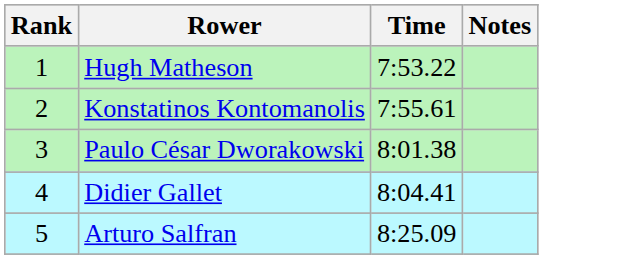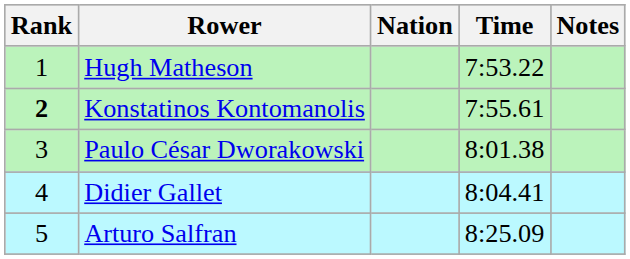+ column: (415, 25)
(41, 108) normal -> (41, 108) bold
